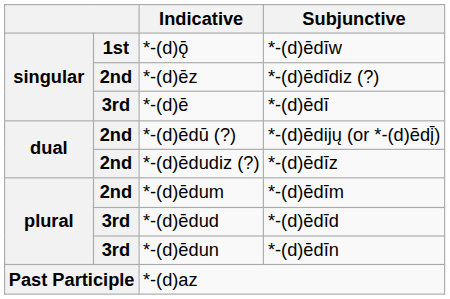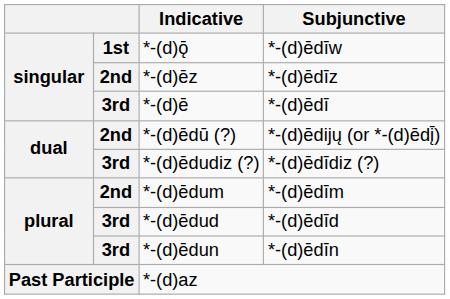(324, 76) *-(d)ēdīdiz (?) -> (303, 76) *-(d)ēdīz
(116, 163) 2nd -> (116, 163) 3rd
(303, 163) *-(d)ēdīz -> (324, 163) *-(d)ēdīdiz (?)
